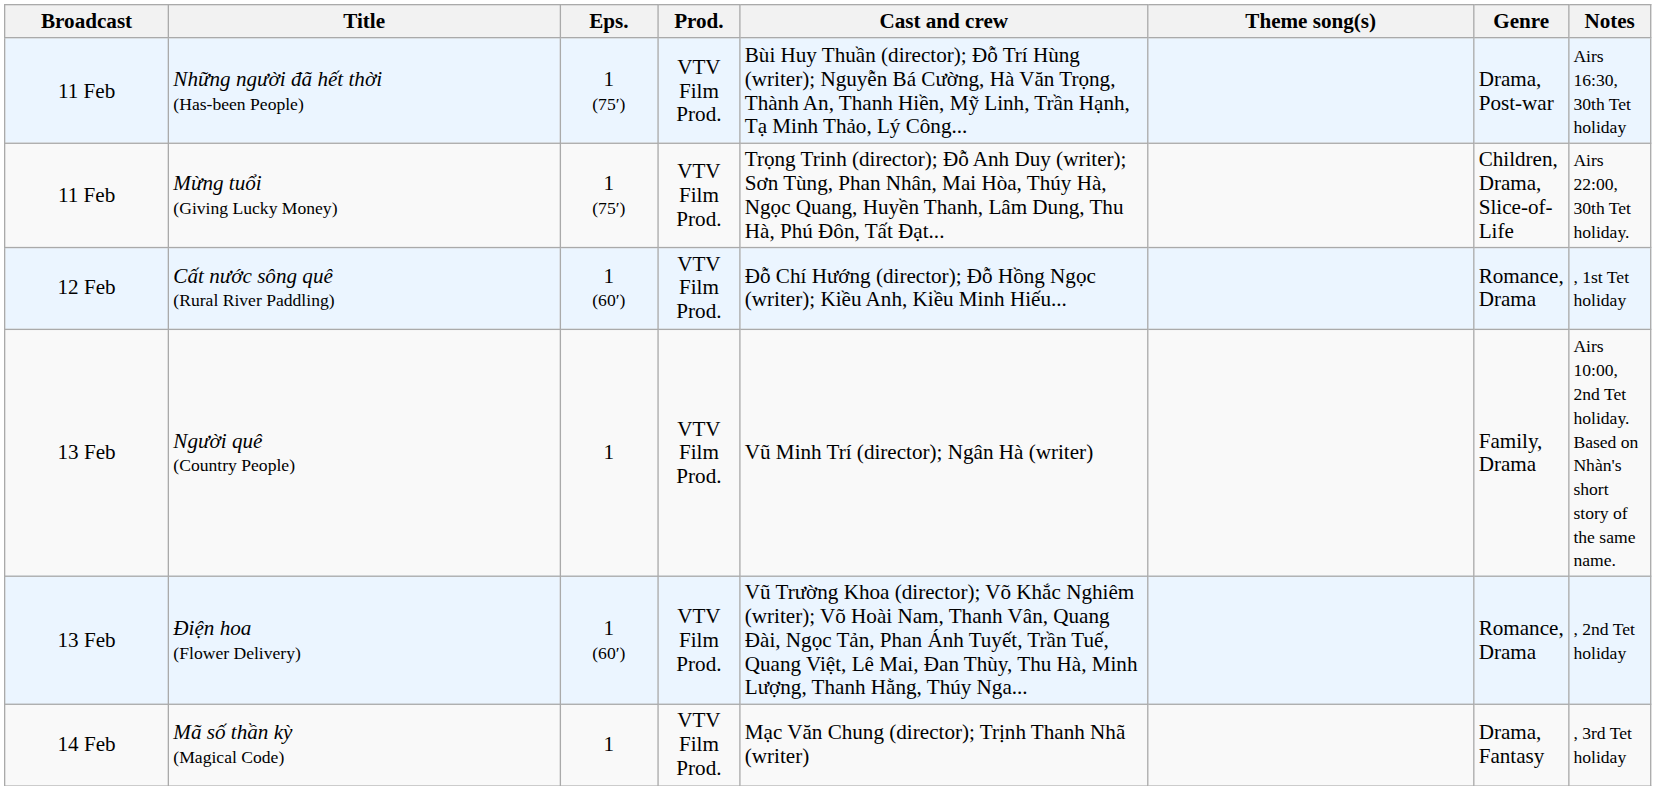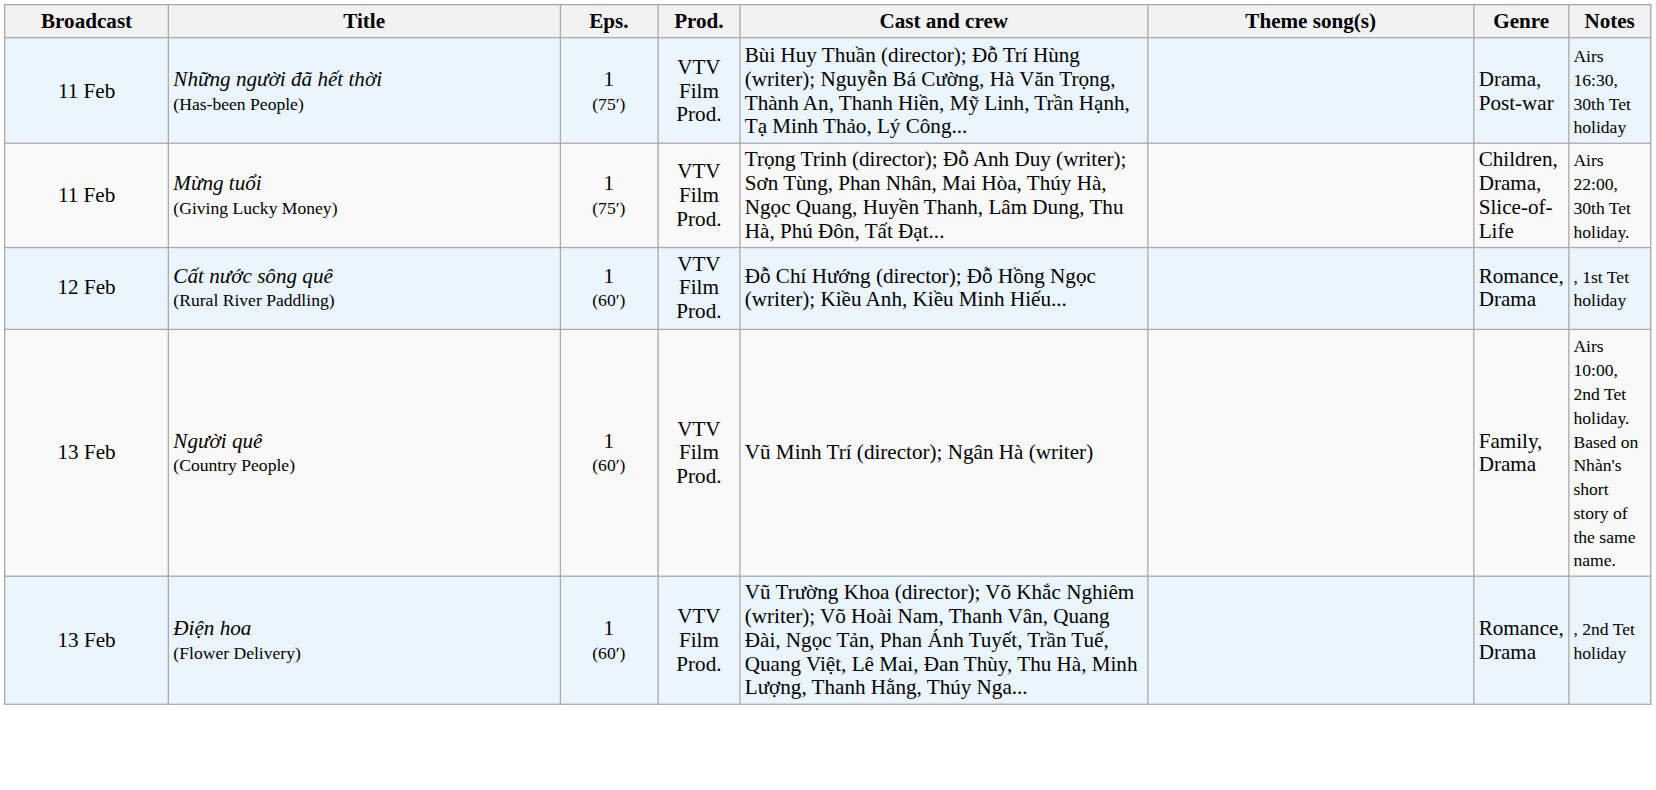(609, 452) 1 -> (609, 452) 1 (60′)
- row: (233, 744)
